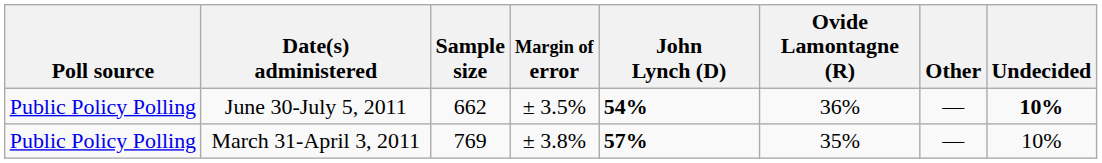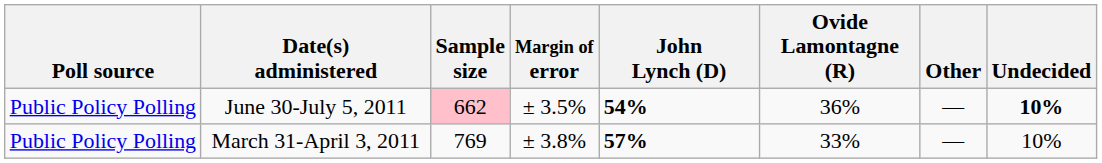(470, 105) no background -> (470, 105) pink background
(840, 140) 35% -> (840, 140) 33%
